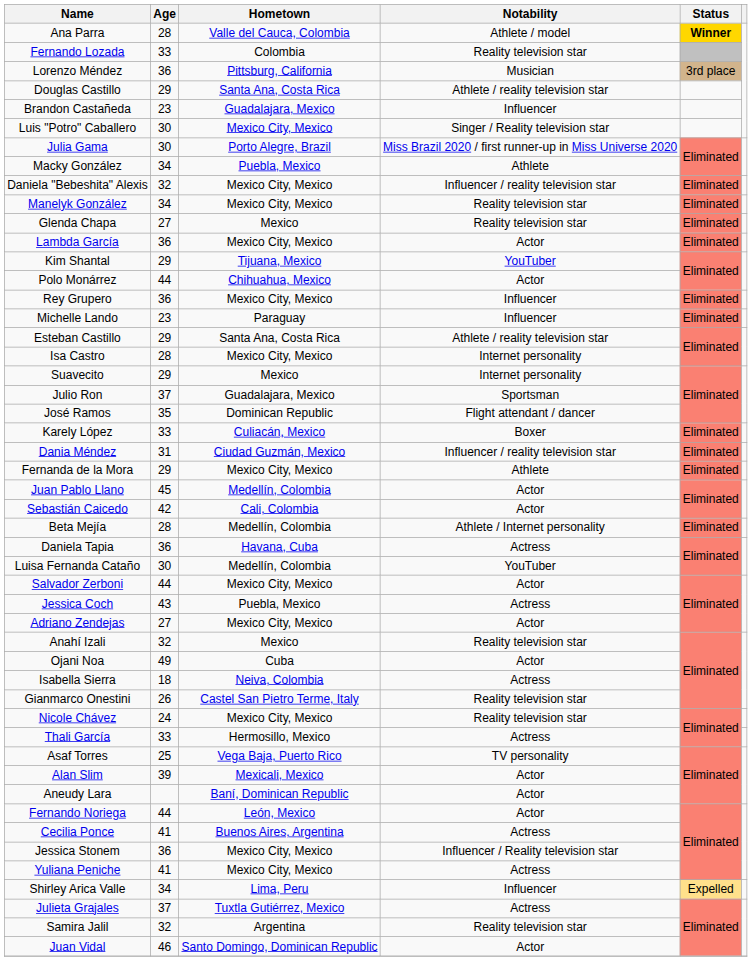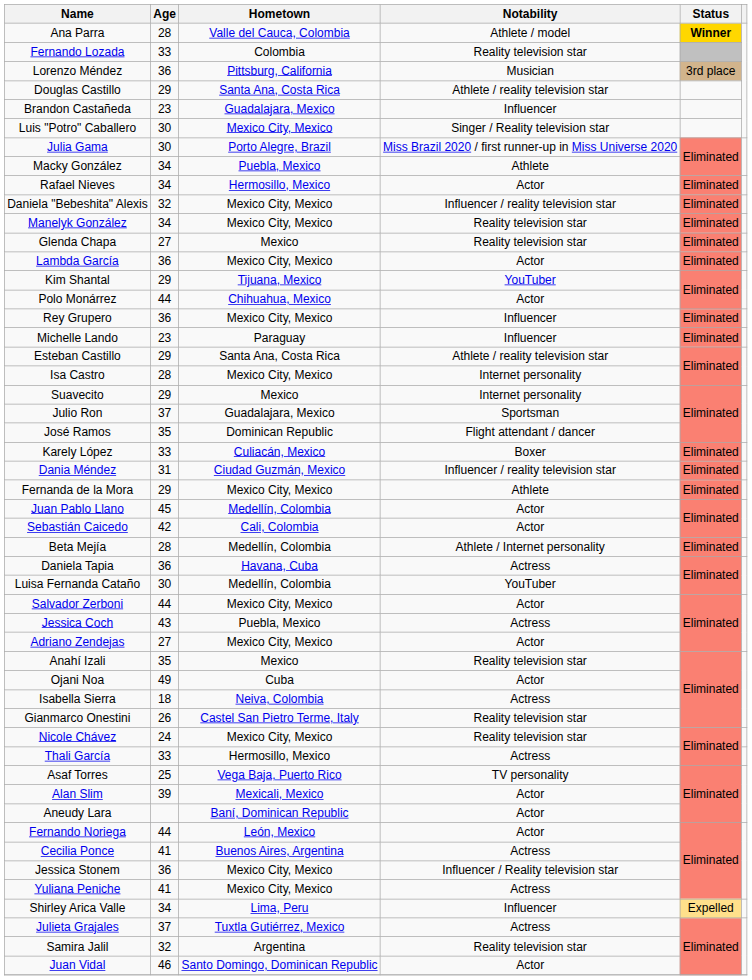+ row: (77, 185)
(165, 642) 32 -> (165, 661) 35
